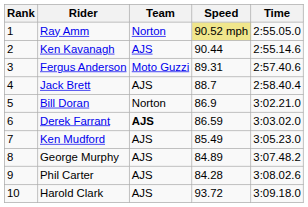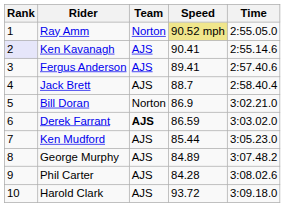(10, 49) no background -> (10, 49) lavender background
(209, 49) 90.44 -> (185, 49) 90.41
(160, 67) Moto Guzzi -> (142, 67) AJS
(209, 67) 89.31 -> (185, 67) 89.41
(209, 139) 85.49 -> (185, 139) 85.44
